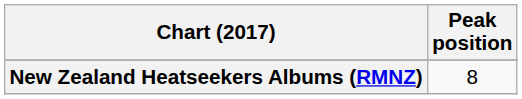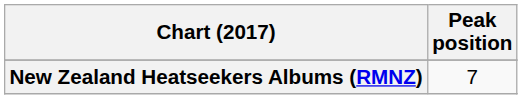(472, 76) 8 -> (472, 76) 7
